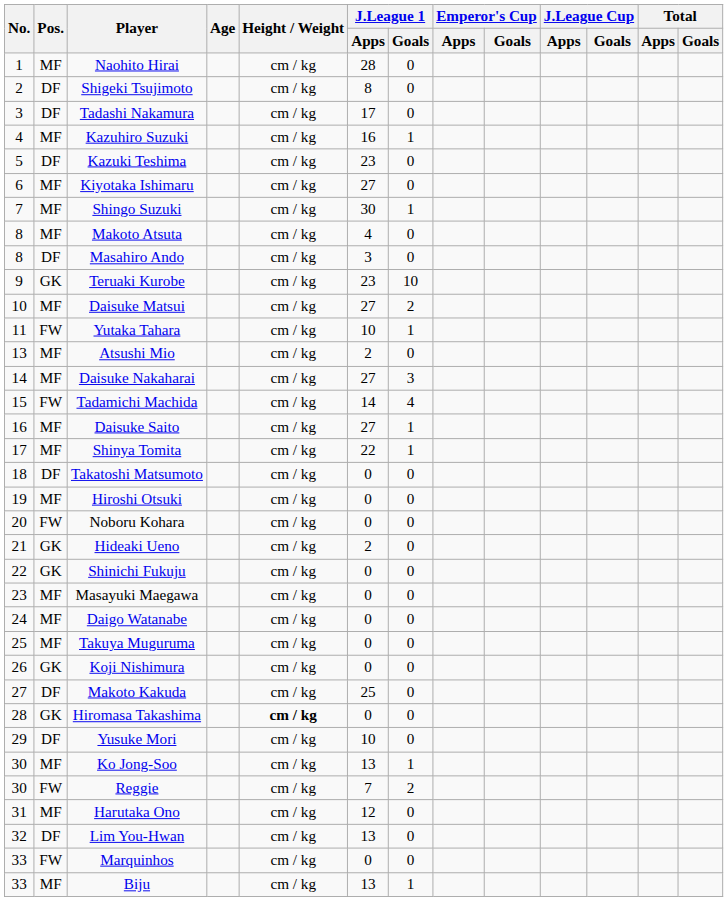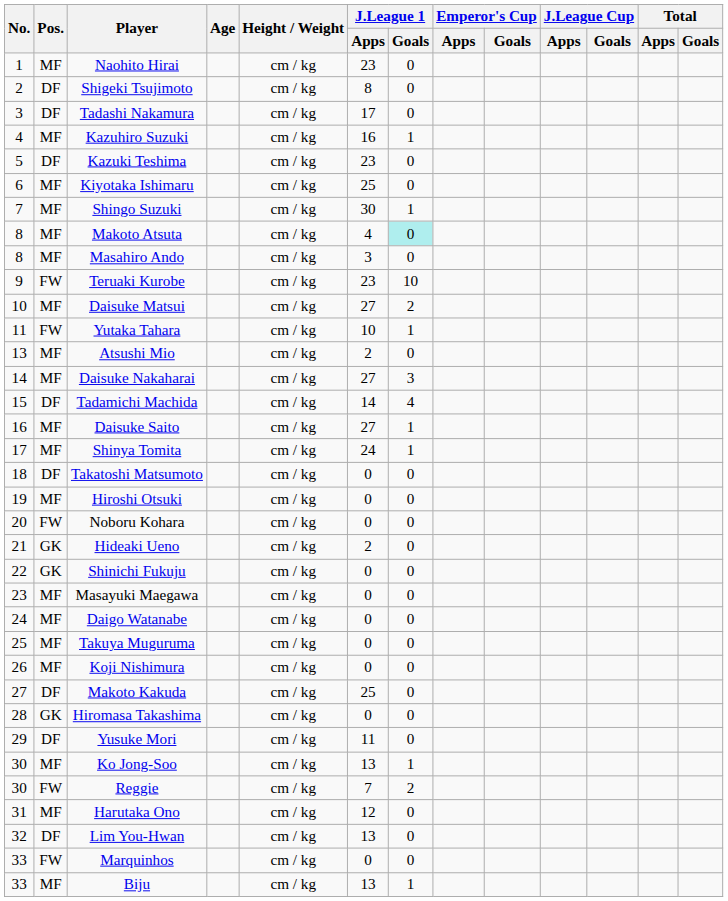(368, 64) 28 -> (368, 64) 23
(368, 185) 27 -> (368, 185) 25
(411, 233) no background -> (411, 233) paleturquoise background
(51, 257) DF -> (51, 257) MF
(51, 281) GK -> (51, 281) FW
(51, 402) FW -> (51, 402) DF
(368, 450) 22 -> (368, 450) 24
(51, 667) GK -> (51, 667) MF
(293, 715) bold -> (293, 715) normal
(368, 739) 10 -> (368, 739) 11
